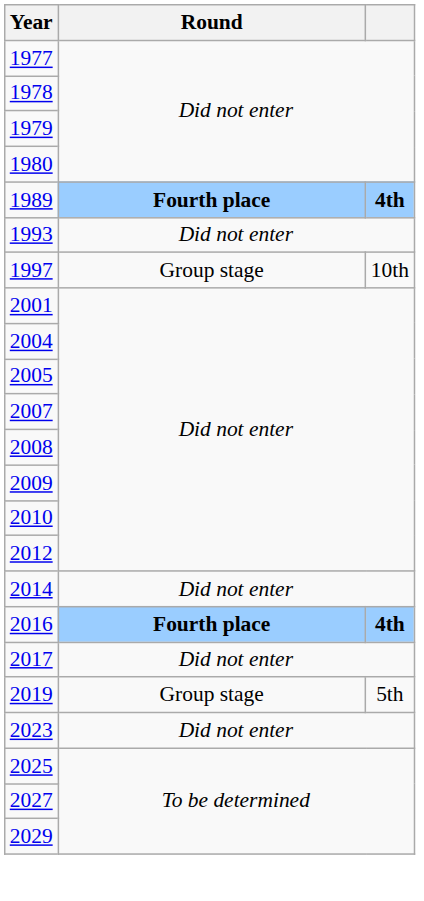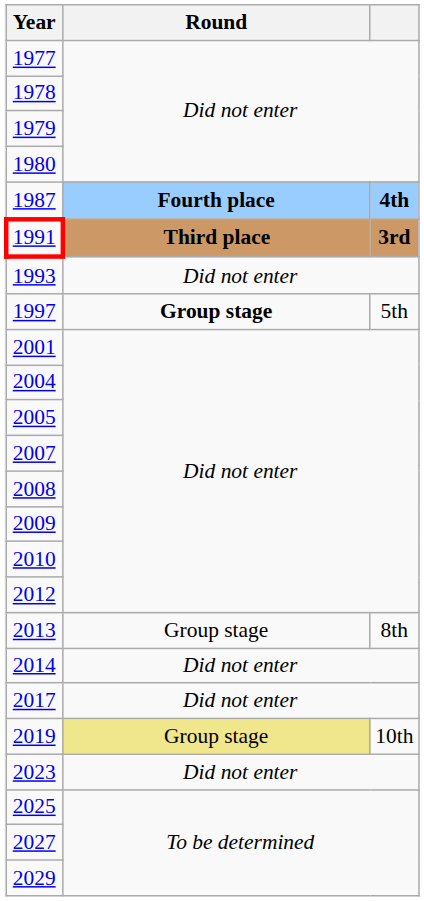+ row: (34, 199)
- row: (31, 199)
+ row: (34, 237)
(212, 270) normal -> (216, 311) bold
(390, 270) 10th -> (394, 311) 5th
+ row: (34, 630)
- row: (31, 624)
(212, 694) no background -> (216, 736) khaki background
(390, 694) 5th -> (394, 736) 10th
